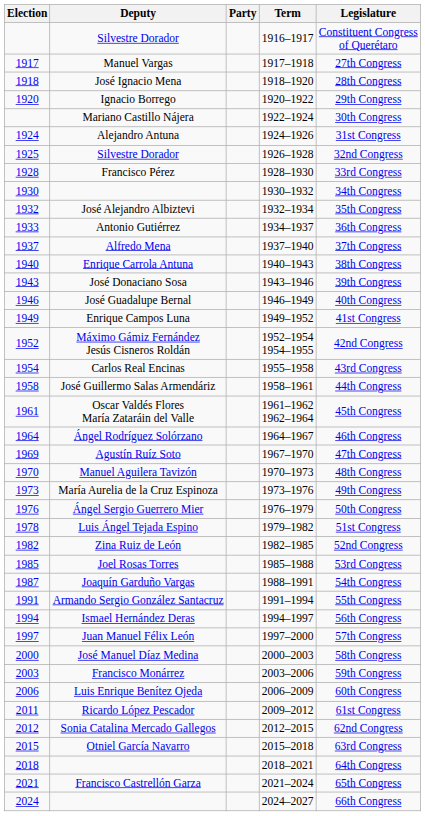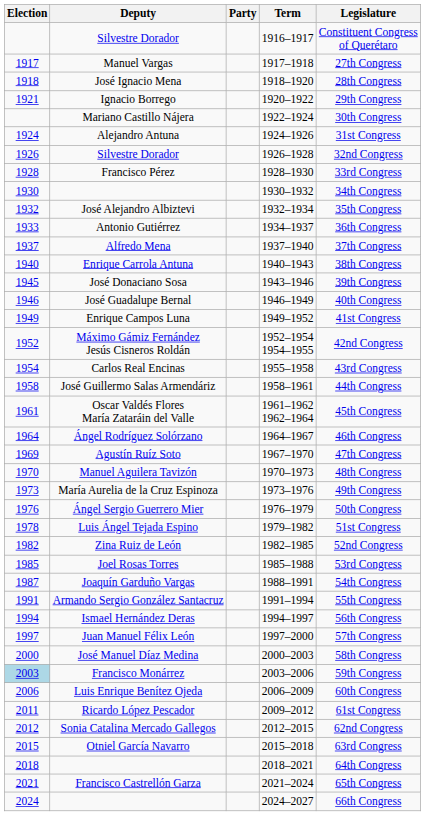(27, 99) 1920 -> (27, 99) 1921
(27, 154) 1925 -> (27, 154) 1926
(27, 282) 1943 -> (27, 282) 1945
(27, 673) no background -> (27, 673) lightblue background
